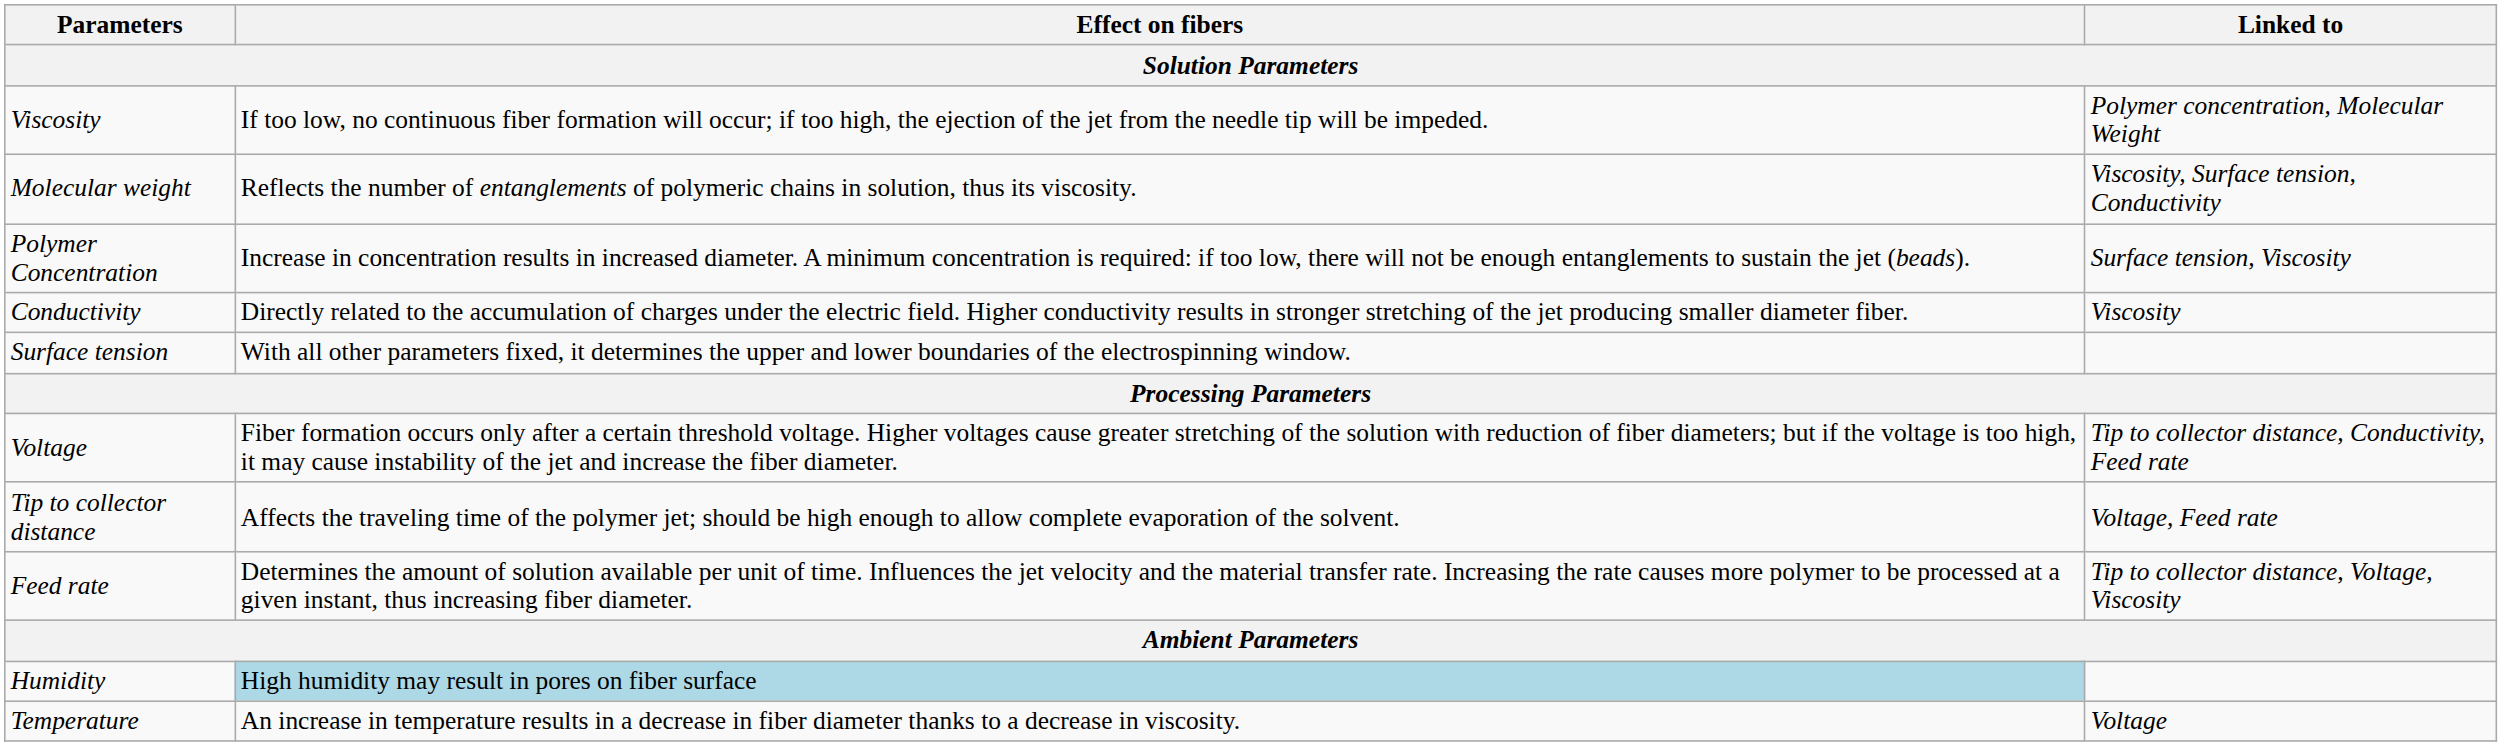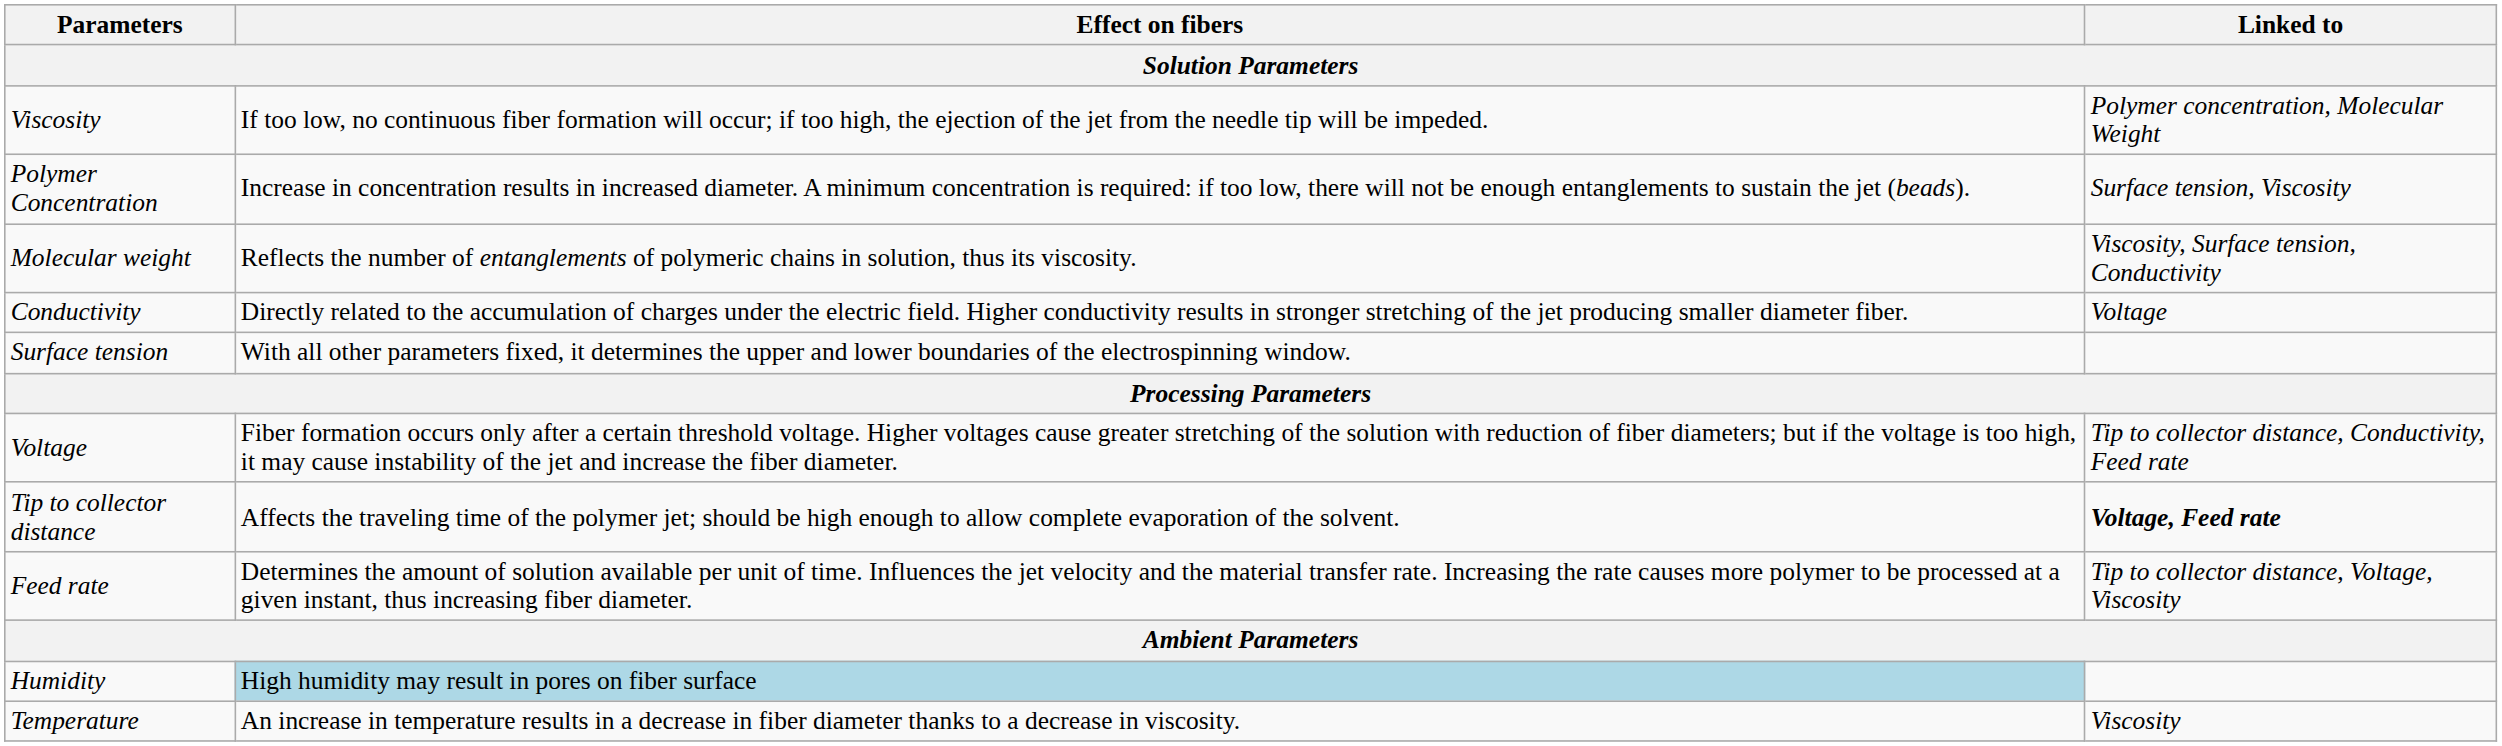rows swapped: (84, 257) <-> (101, 188)
(2136, 312) Viscosity -> (2129, 312) Voltage
(2184, 516) normal -> (2186, 516) bold
(2129, 720) Voltage -> (2136, 720) Viscosity
